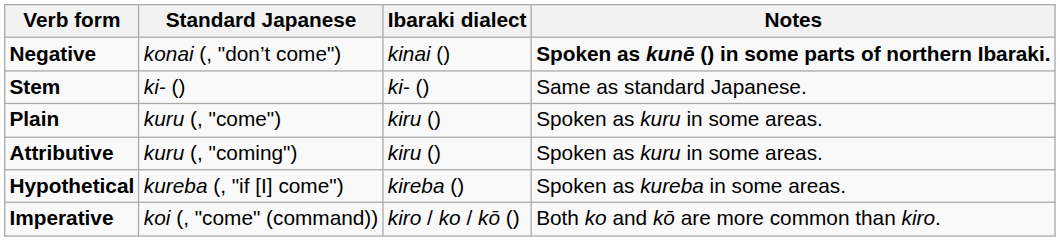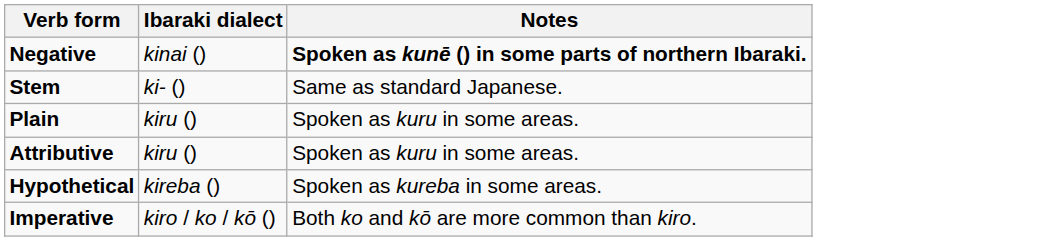- column: (261, 20)
